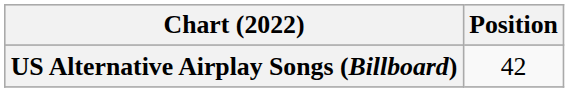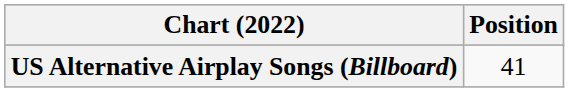(514, 65) 42 -> (514, 65) 41
